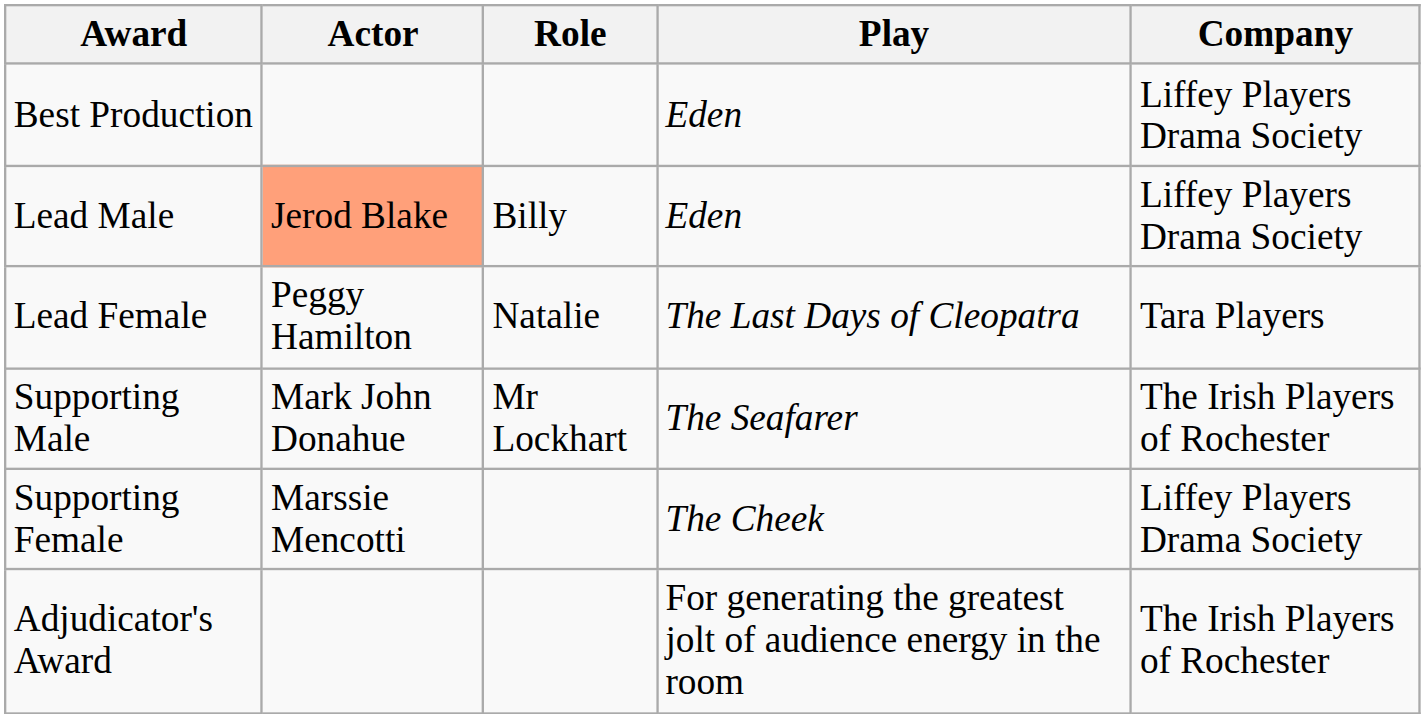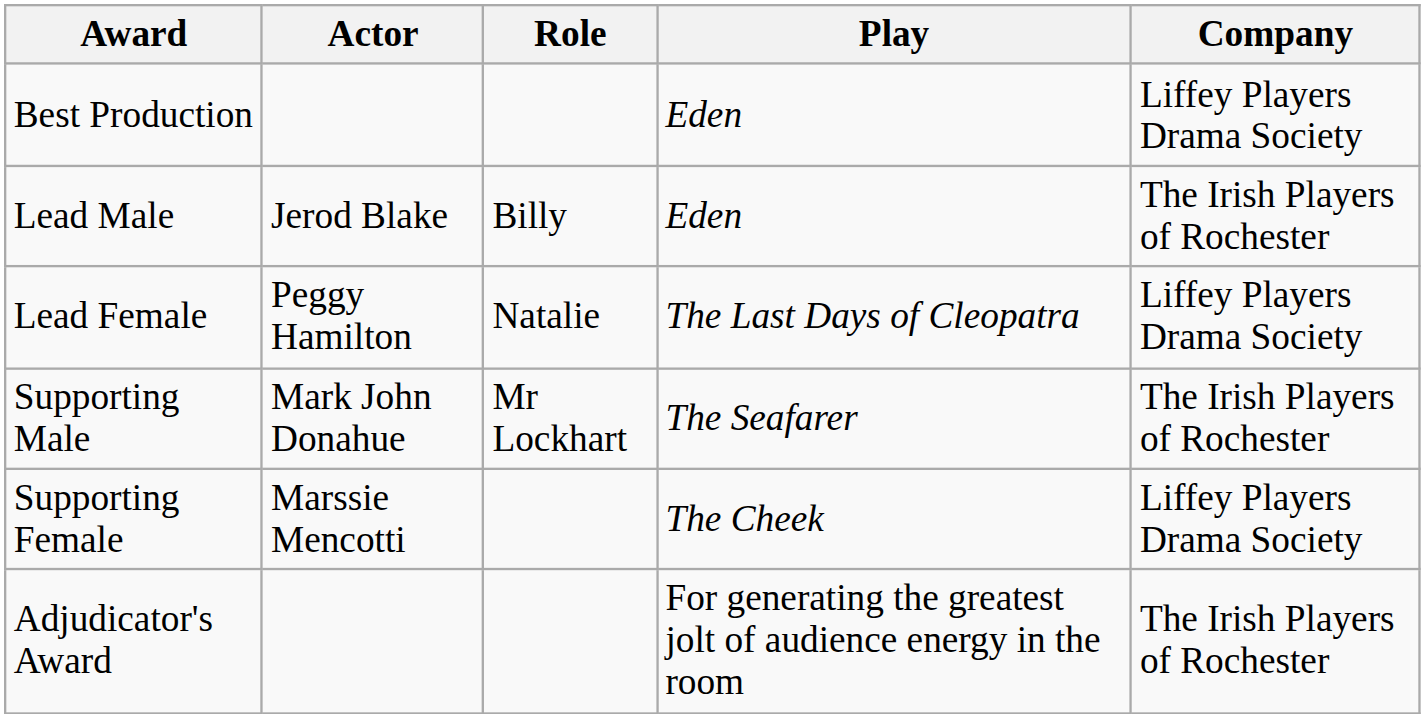(360, 215) lightsalmon background -> (360, 215) no background
(1251, 215) Liffey Players Drama Society -> (1267, 215) The Irish Players of Rochester
(1232, 316) Tara Players -> (1251, 316) Liffey Players Drama Society
